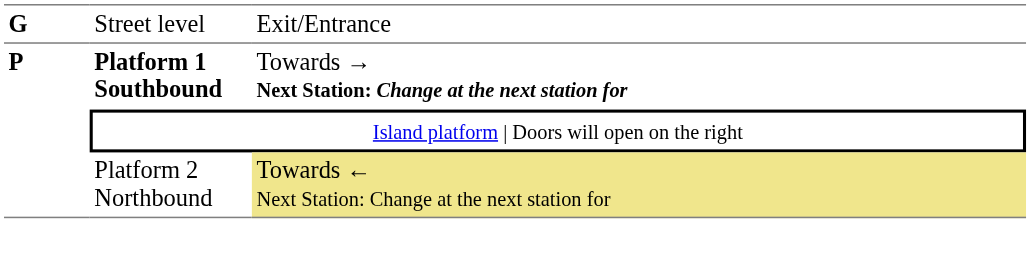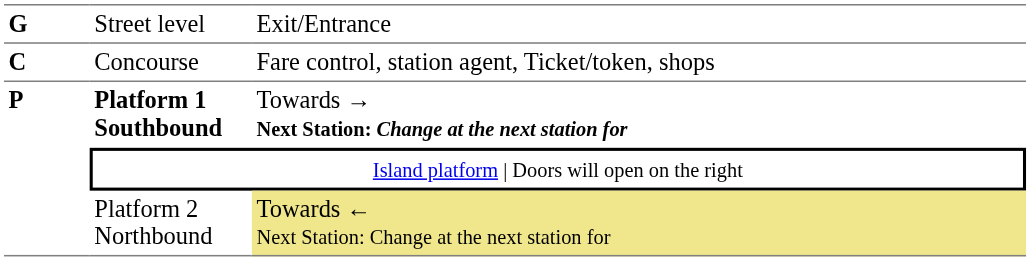+ row: (147, 61)
